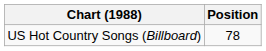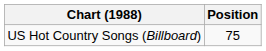(233, 35) 78 -> (233, 35) 75
